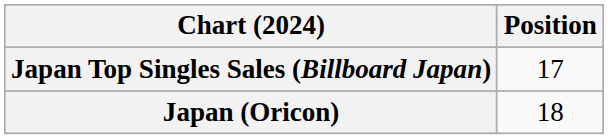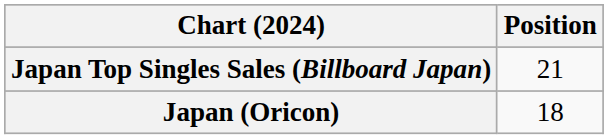(550, 68) 17 -> (550, 68) 21
